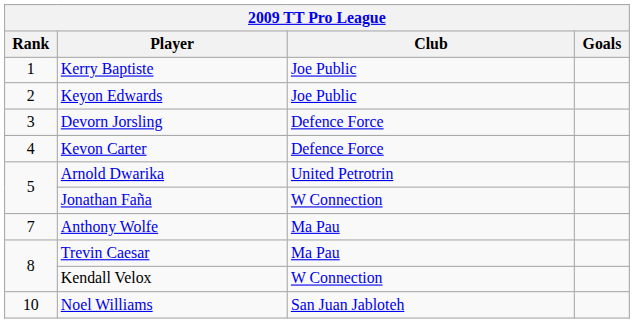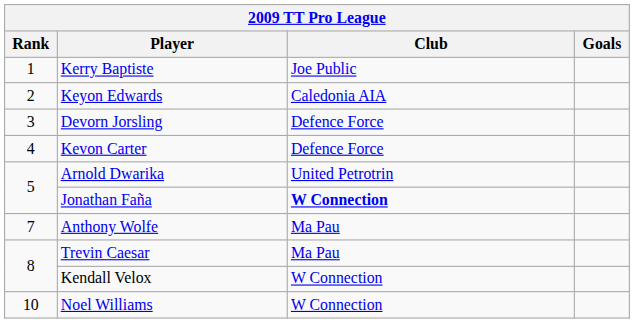(324, 96) Joe Public -> (339, 96) Caledonia AIA
(337, 200) normal -> (339, 200) bold
(348, 305) San Juan Jabloteh -> (337, 305) W Connection
